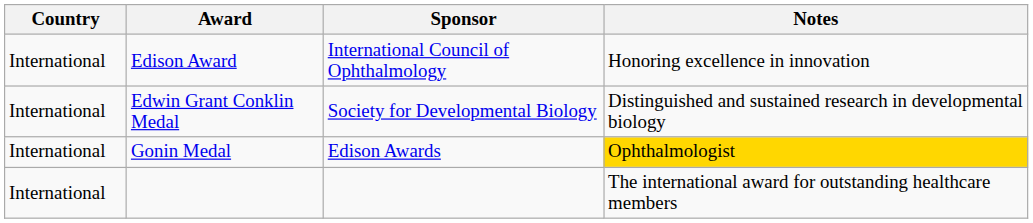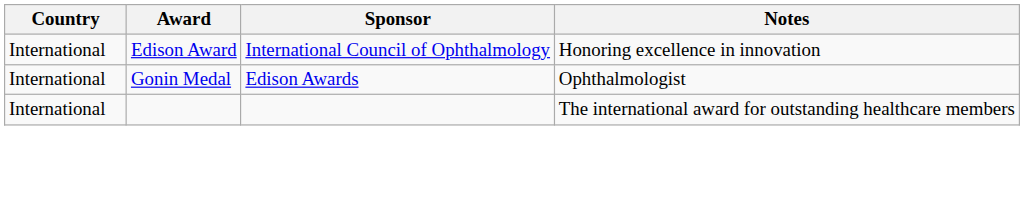- row: (212, 111)
(672, 151) gold background -> (622, 79) no background
